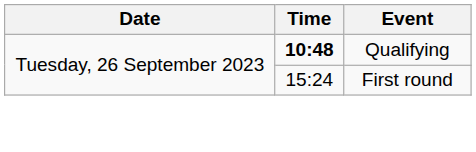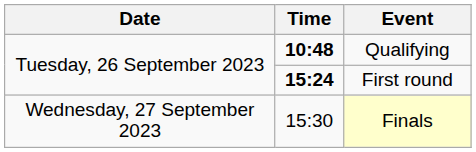(309, 79) normal -> (309, 79) bold
+ row: (407, 120)
